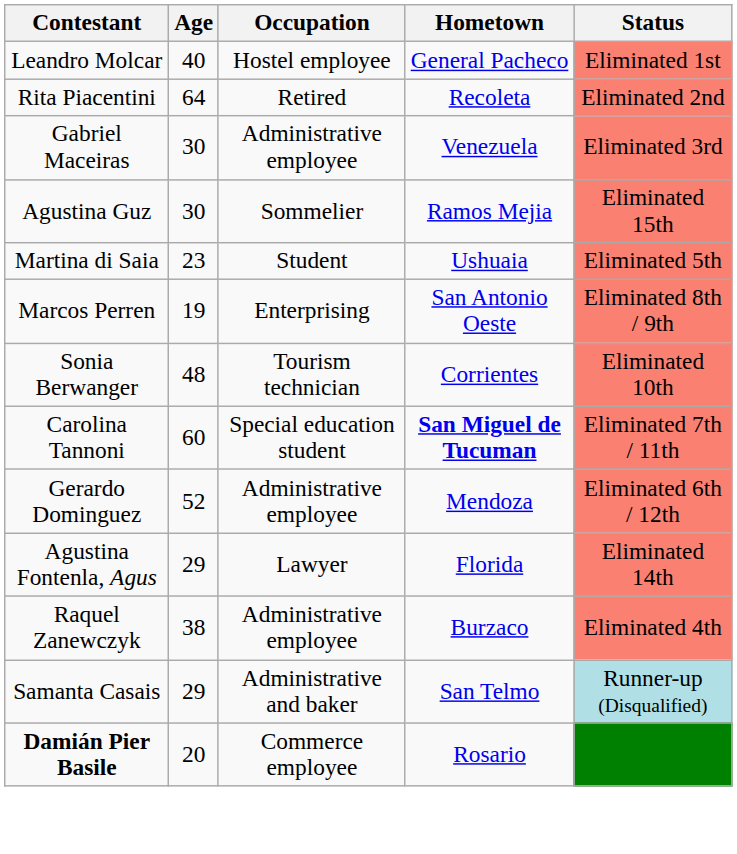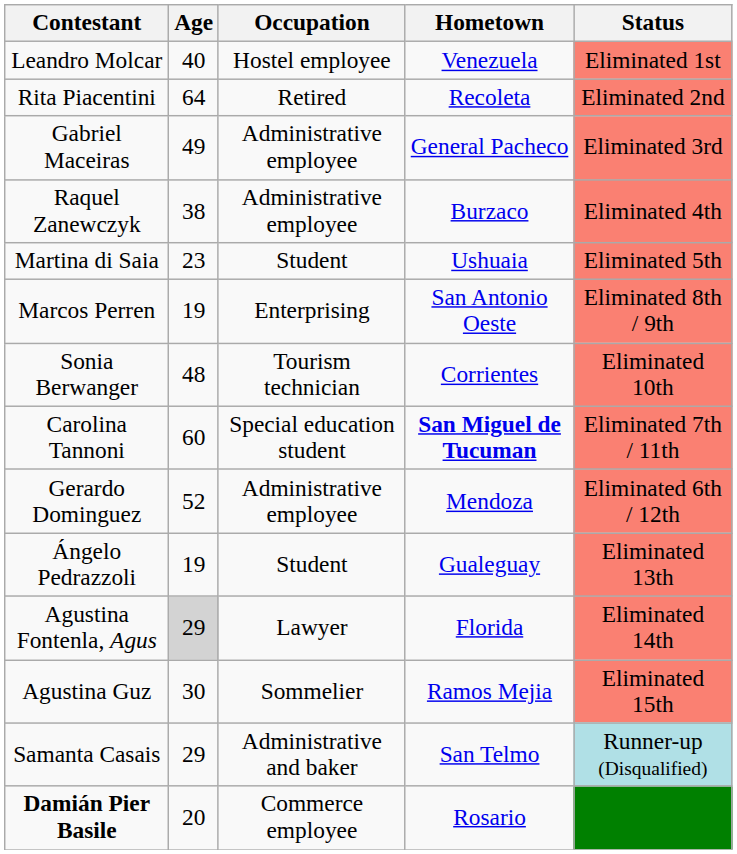(490, 60) General Pacheco -> (490, 60) Venezuela
(194, 147) 30 -> (194, 147) 49
(490, 147) Venezuela -> (490, 147) General Pacheco
rows swapped: (87, 627) <-> (87, 210)
+ row: (87, 564)
(194, 564) no background -> (194, 627) lightgrey background
